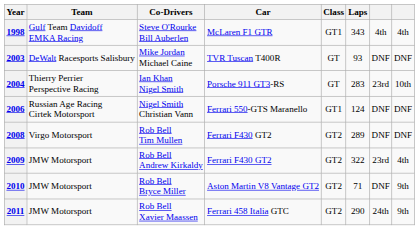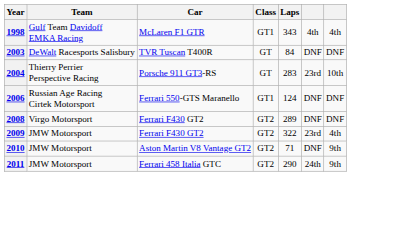- column: (171, 12)
(358, 58) 93 -> (290, 53) 84
